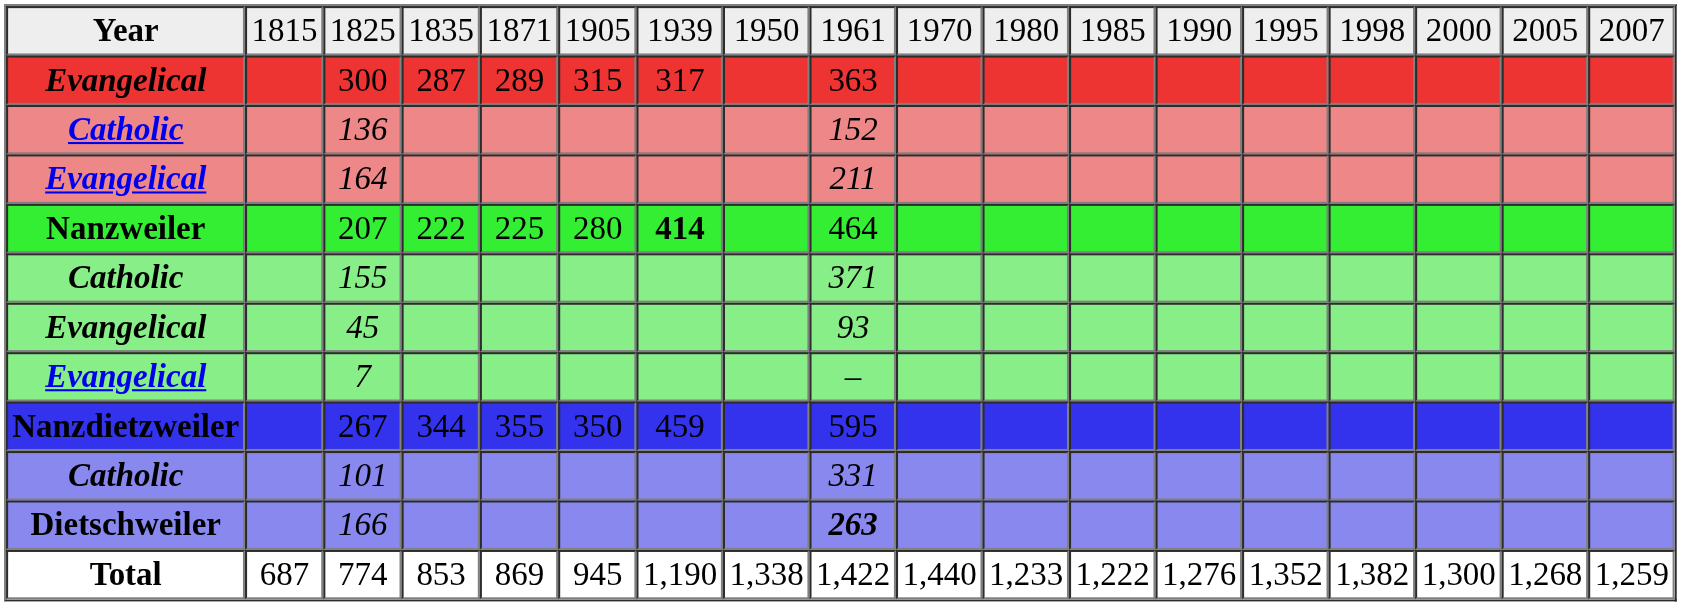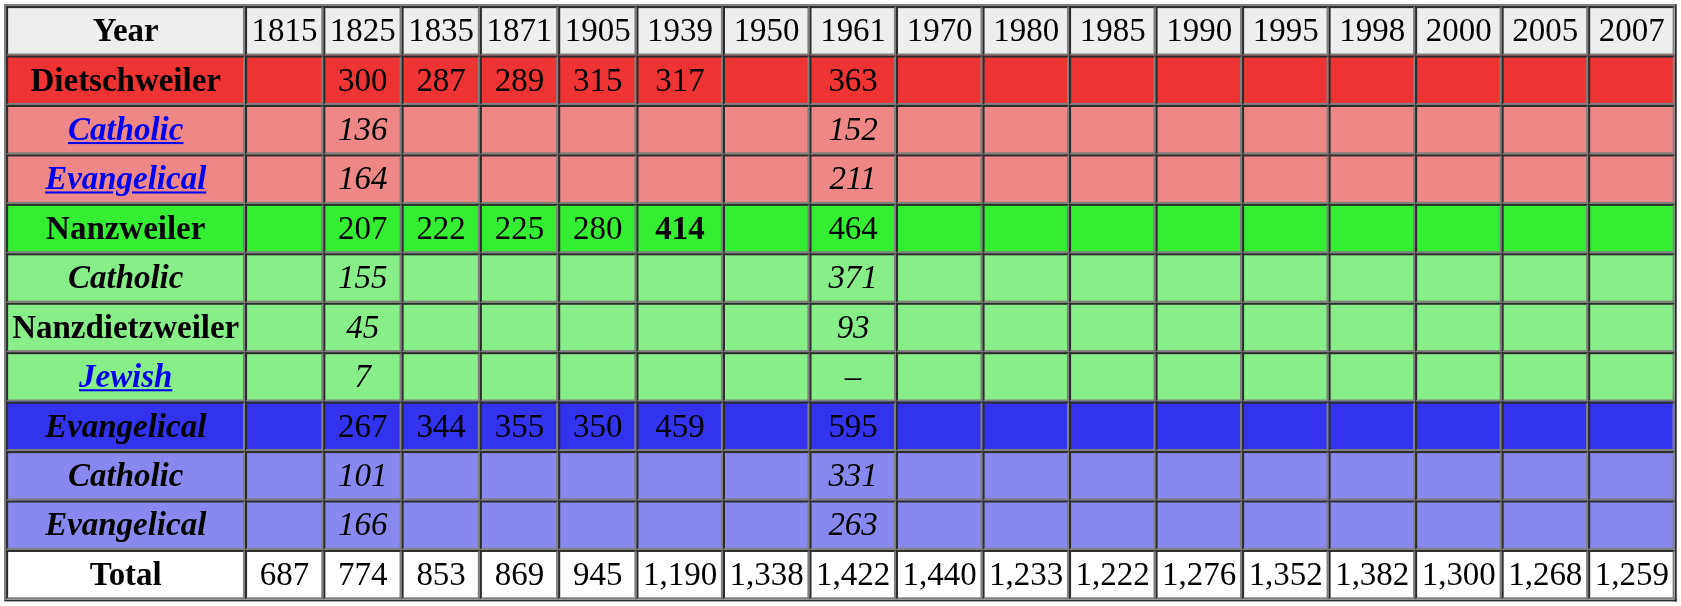(126, 79) Evangelical -> (126, 79) Dietschweiler
(126, 326) Evangelical -> (126, 326) Nanzdietzweiler
(126, 376) Evangelical -> (126, 376) Jewish
(126, 425) Nanzdietzweiler -> (126, 425) Evangelical
(126, 524) Dietschweiler -> (126, 524) Evangelical
(853, 524) bold -> (853, 524) normal
